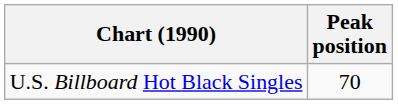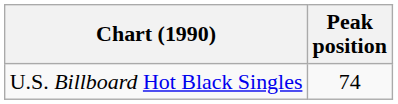(350, 81) 70 -> (350, 81) 74
